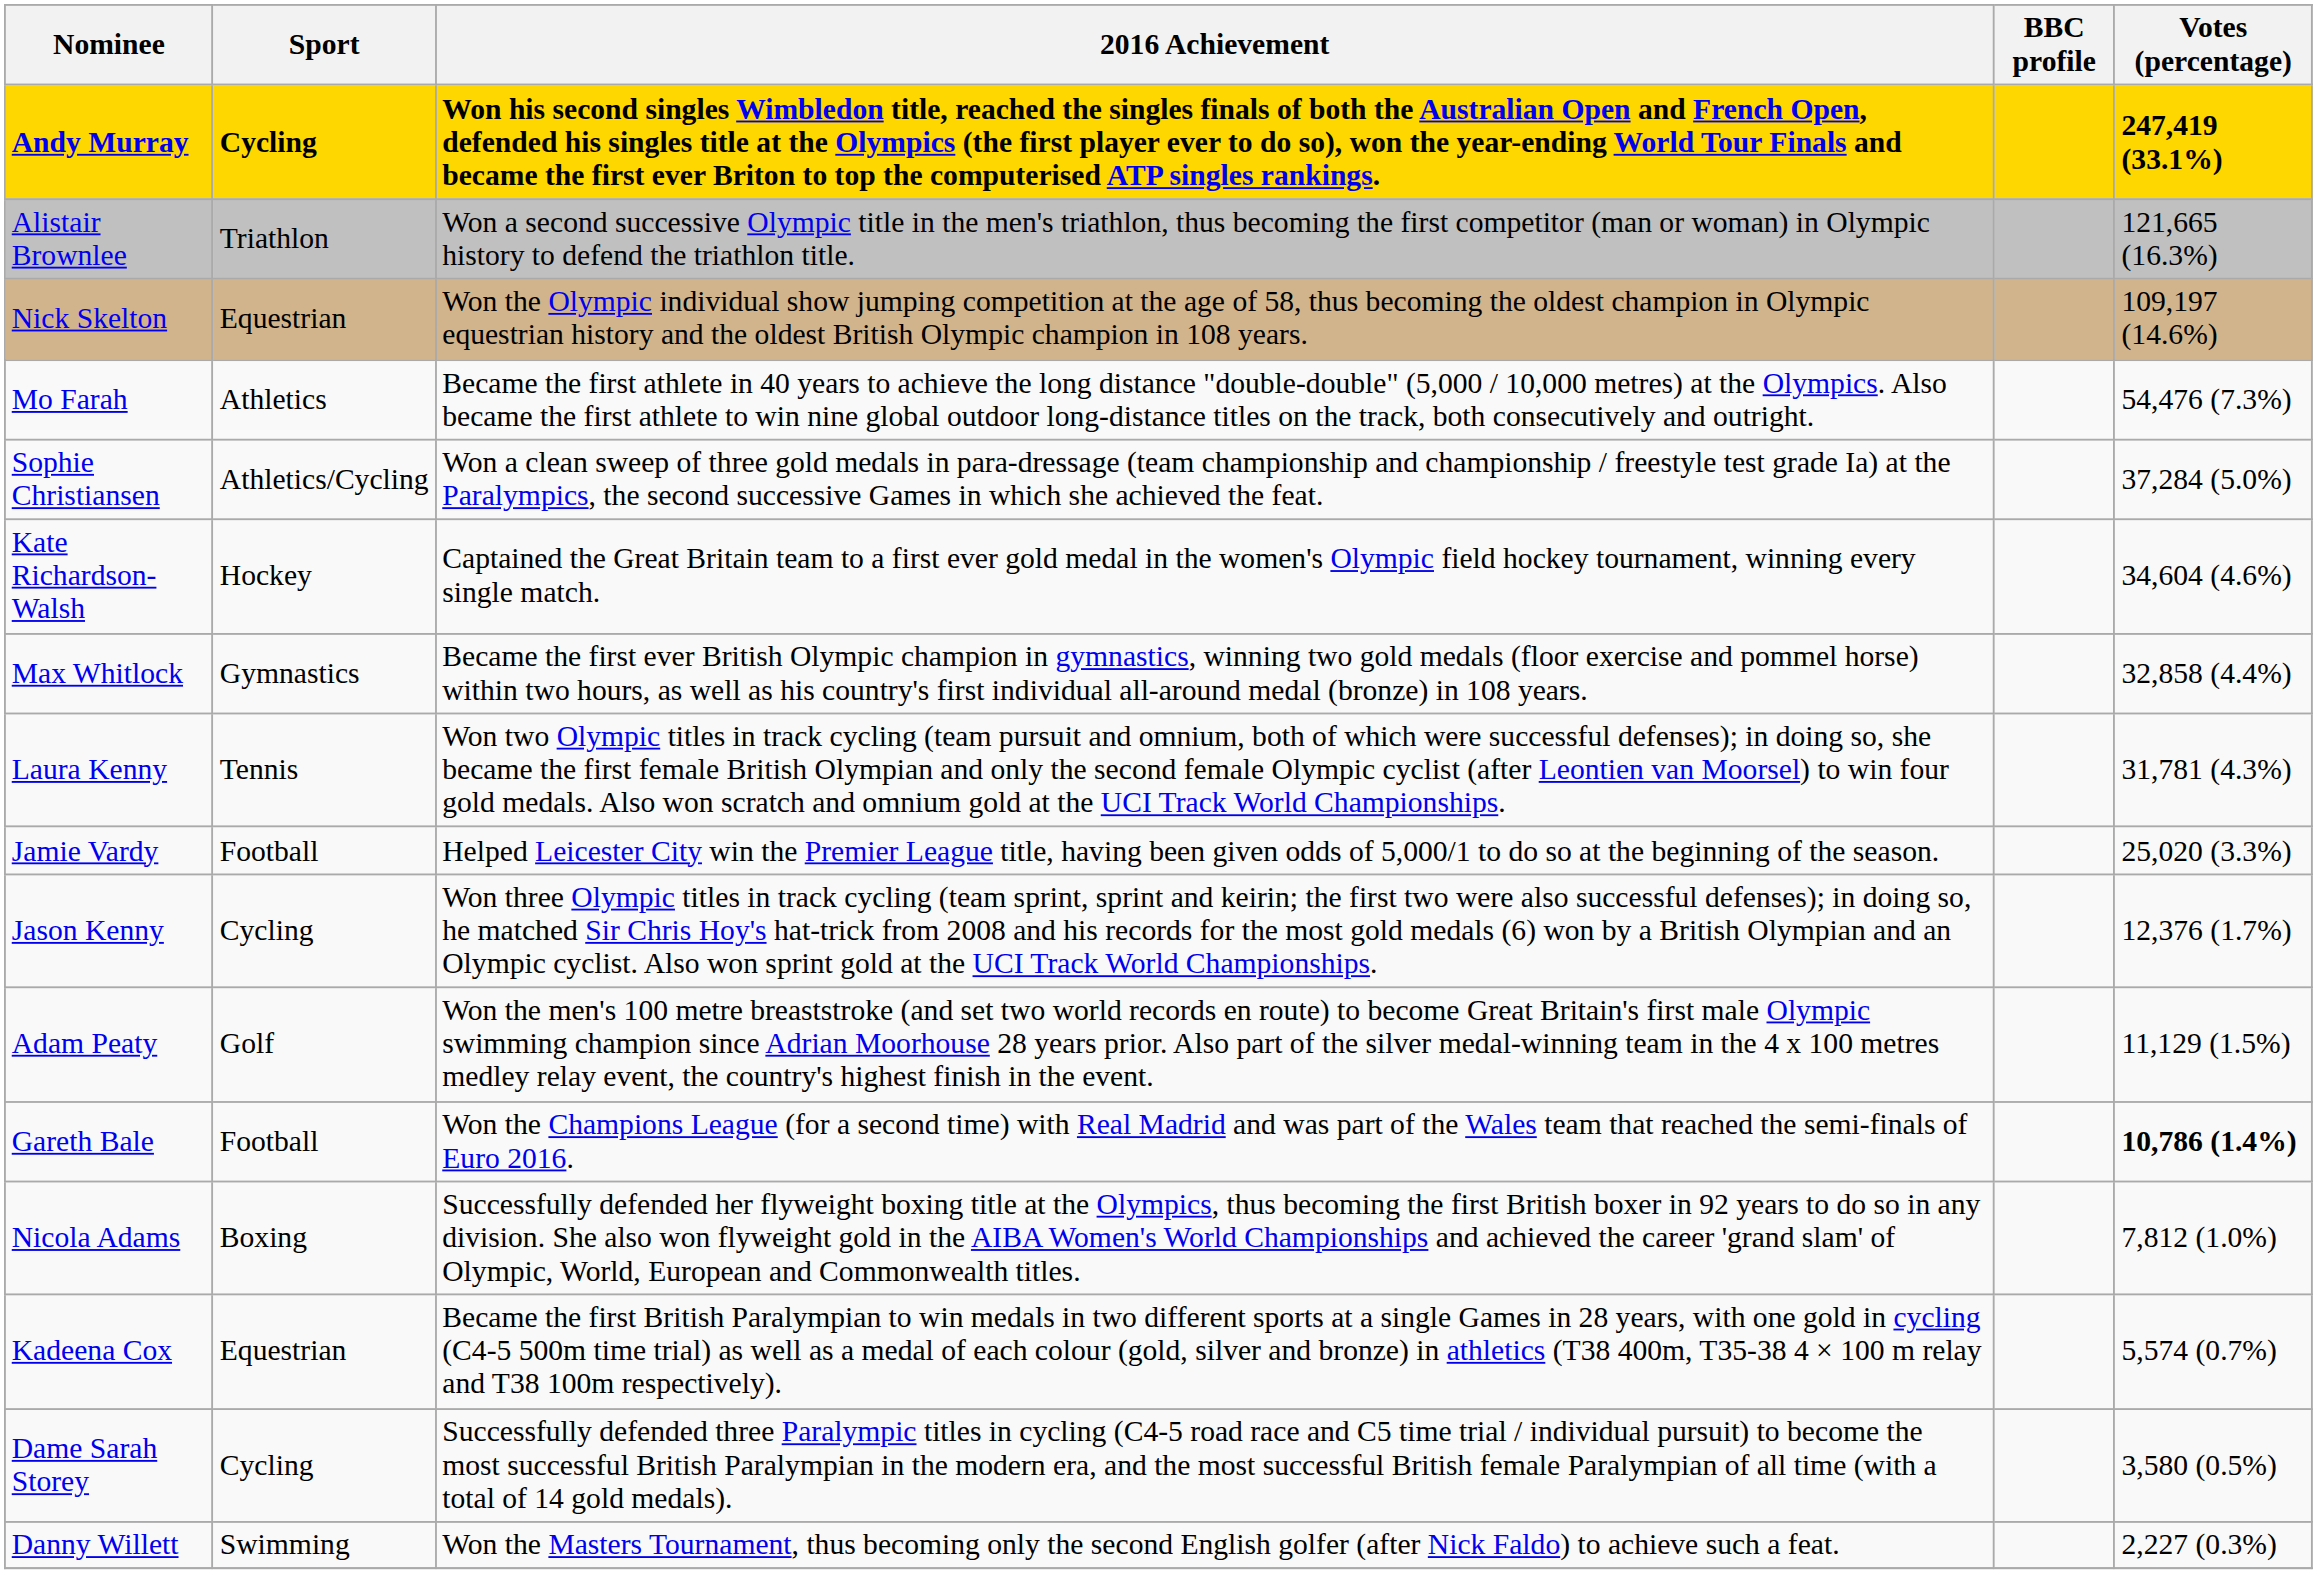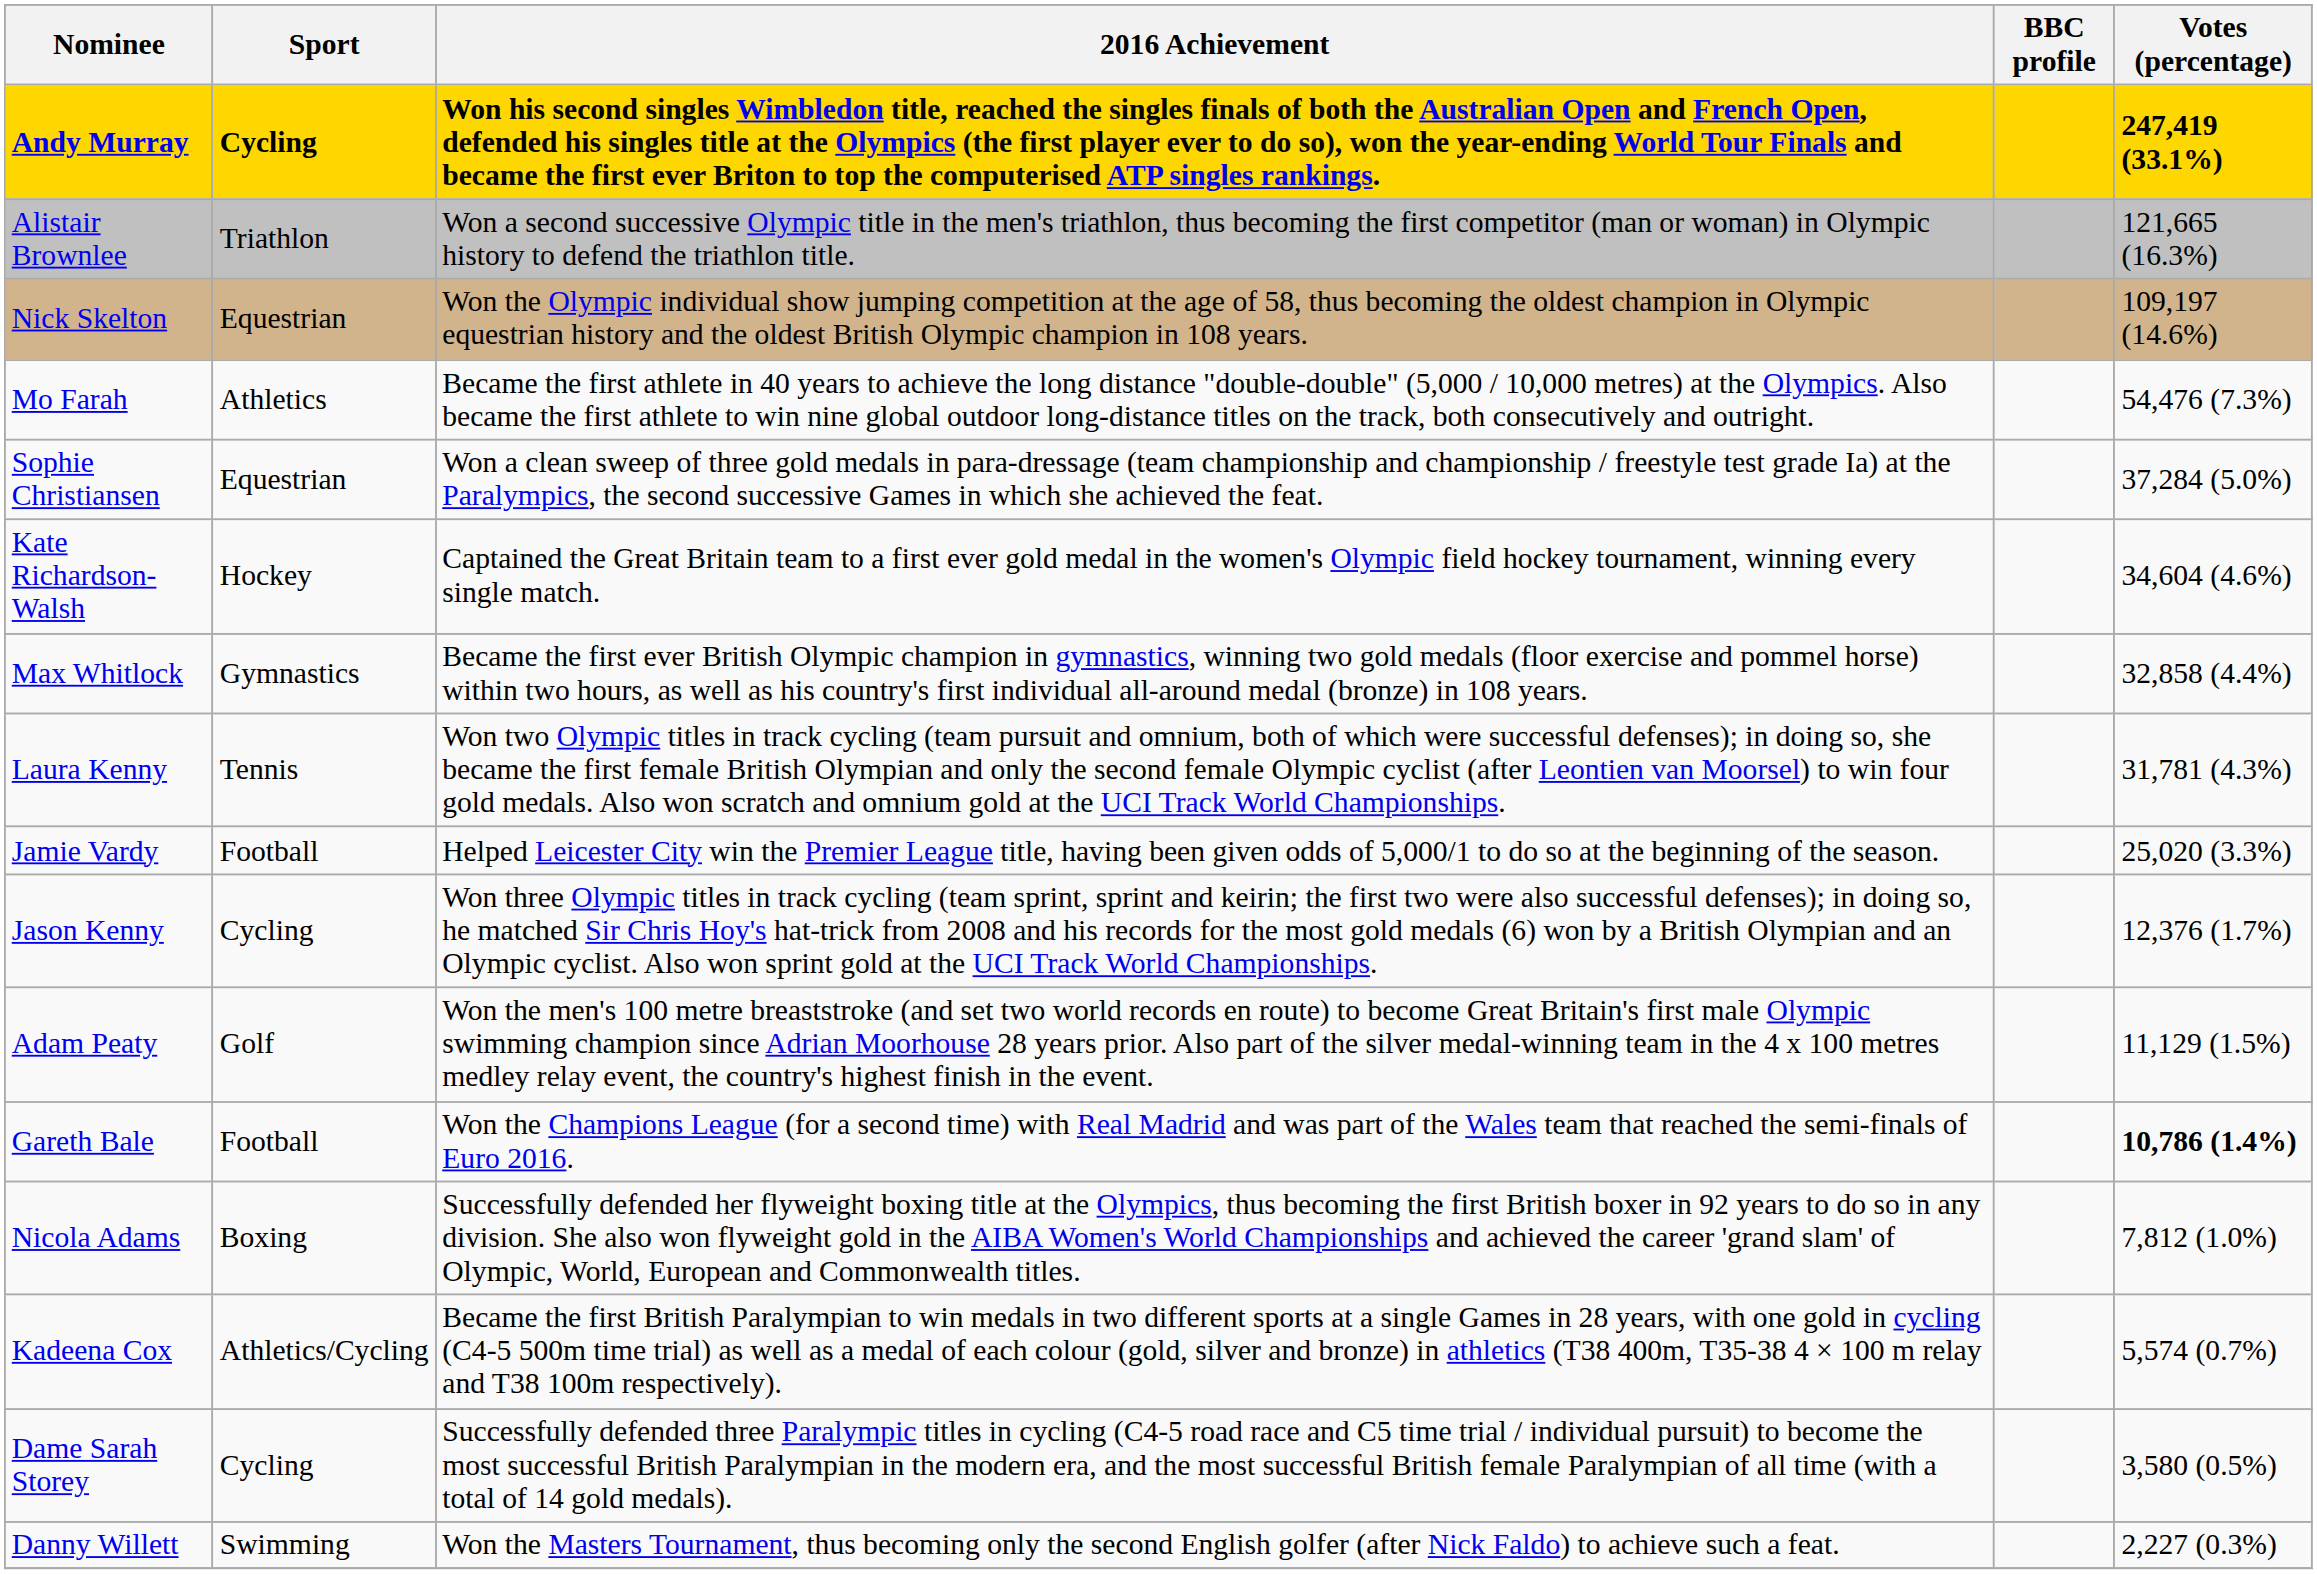(324, 479) Athletics/Cycling -> (283, 479) Equestrian
(283, 1351) Equestrian -> (324, 1351) Athletics/Cycling
